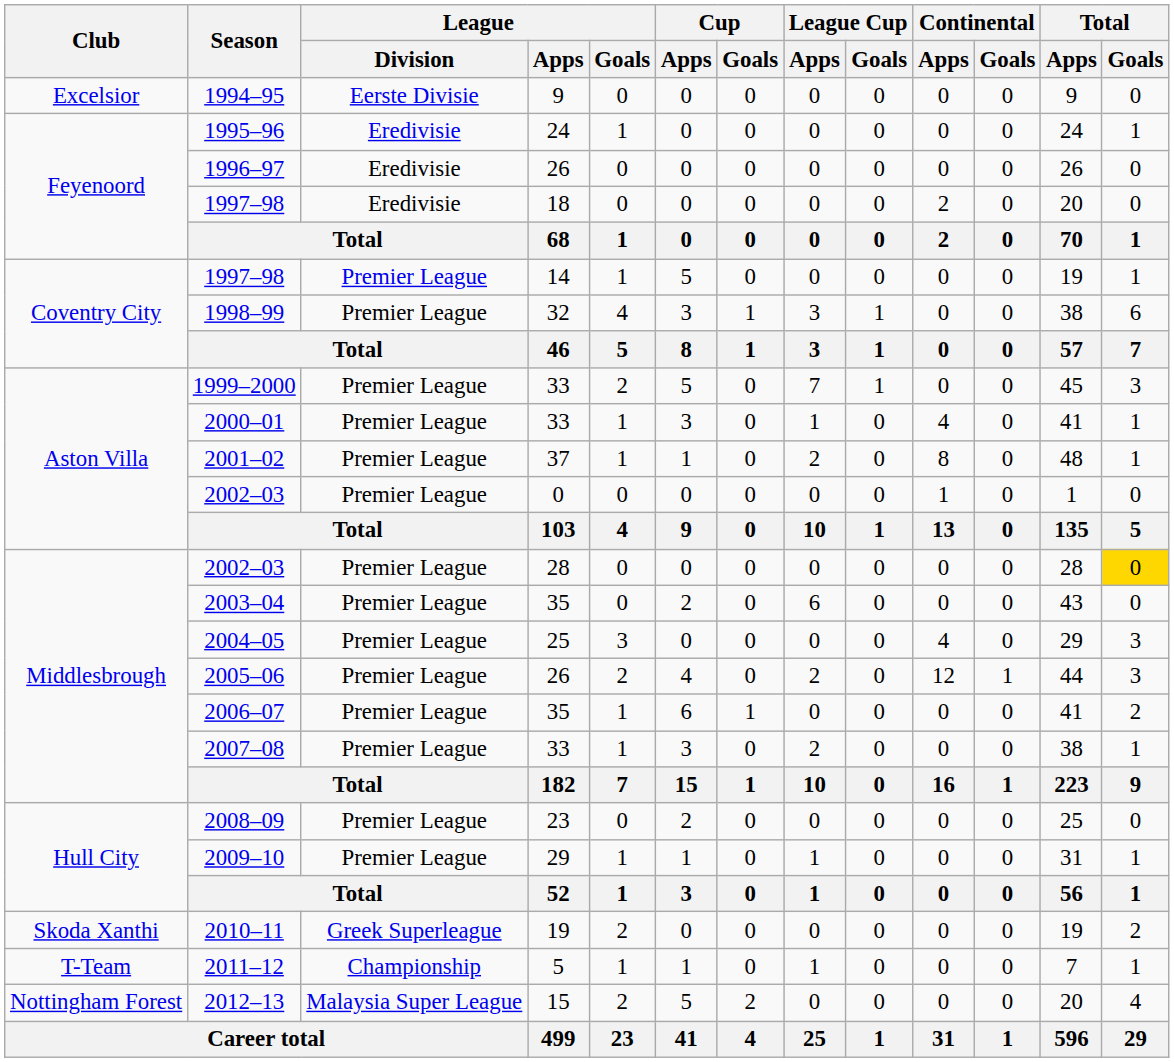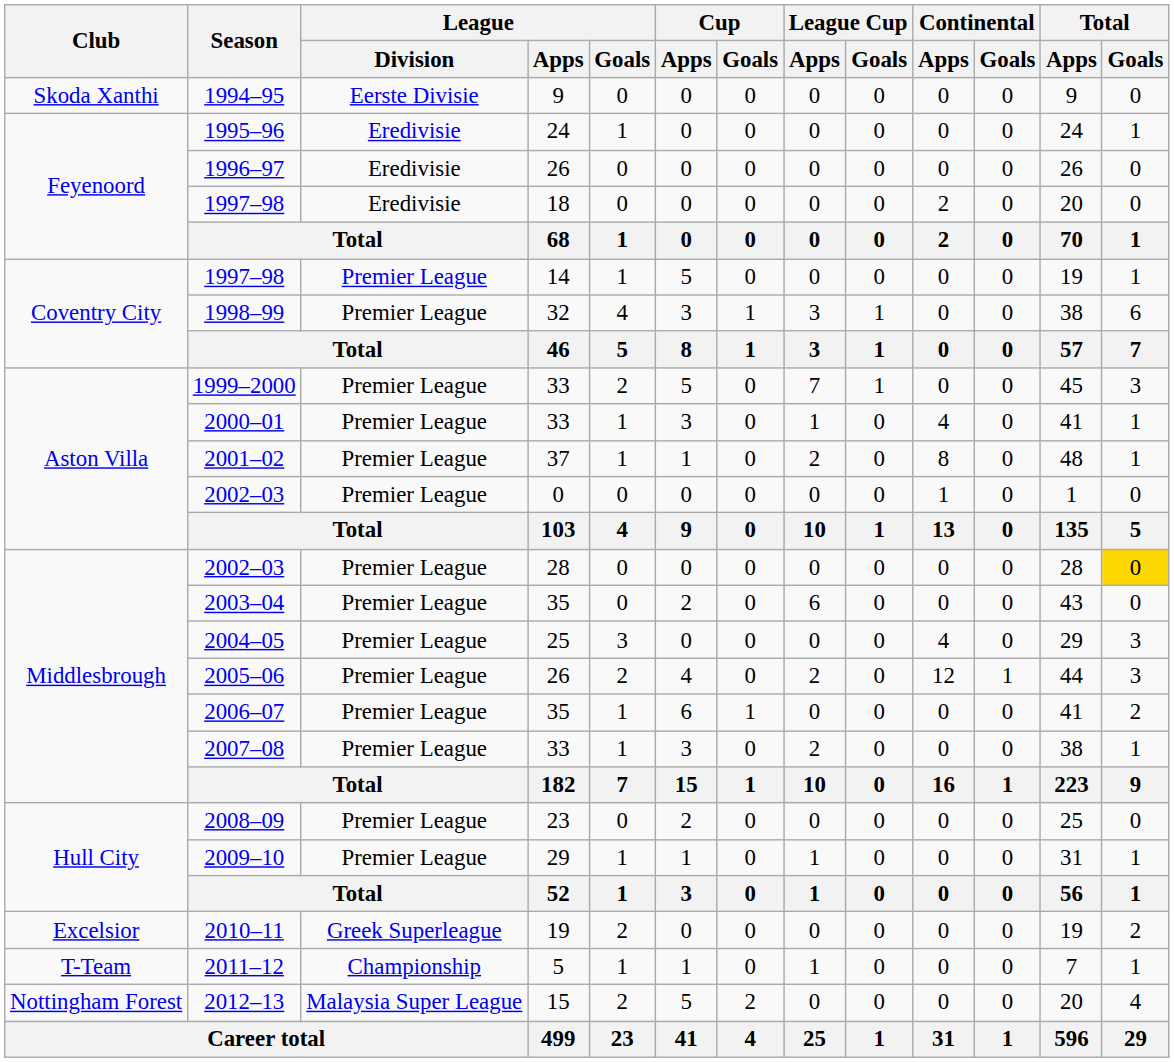(96, 95) Excelsior -> (96, 95) Skoda Xanthi
(96, 929) Skoda Xanthi -> (96, 929) Excelsior
